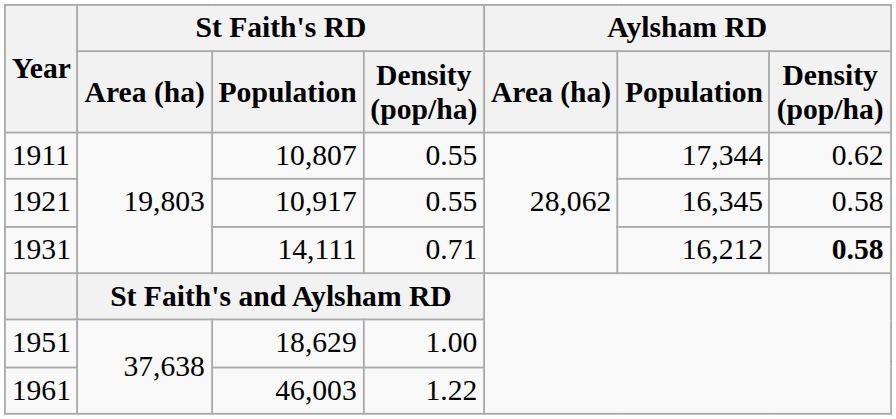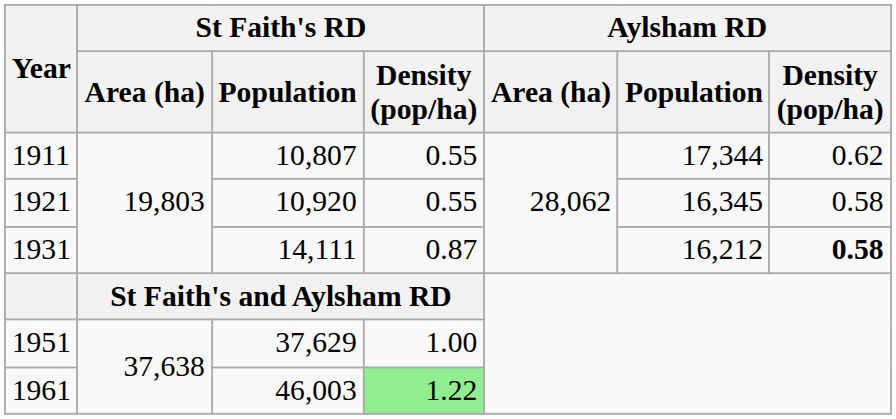(316, 202) 10,917 -> (316, 202) 10,920
(451, 249) 0.71 -> (451, 249) 0.87
(316, 342) 18,629 -> (316, 342) 37,629
(451, 389) no background -> (451, 389) lightgreen background
